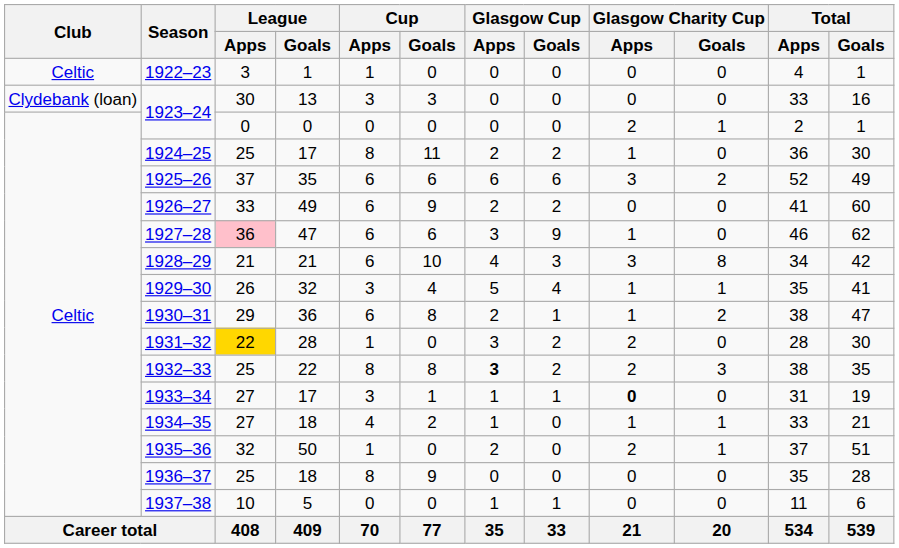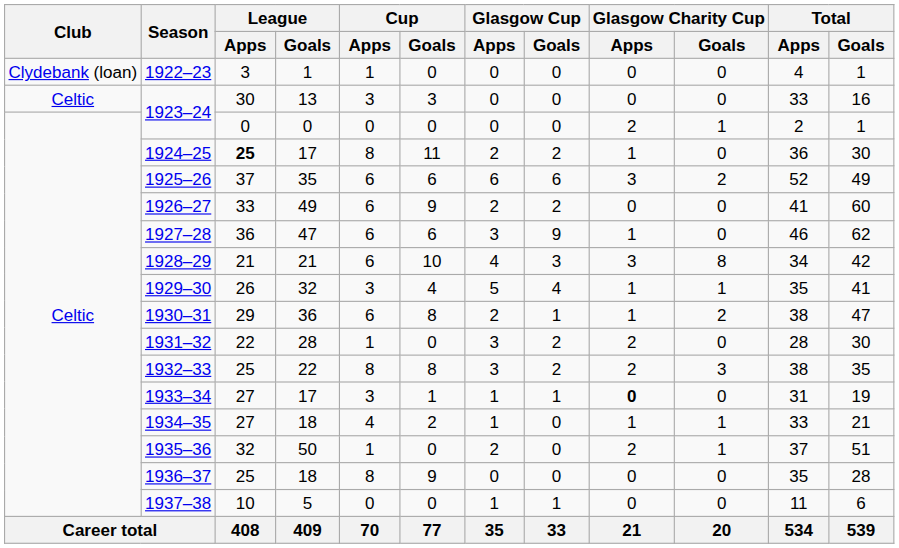(73, 72) Celtic -> (73, 72) Clydebank (loan)
(73, 99) Clydebank (loan) -> (73, 99) Celtic
(245, 153) normal -> (245, 153) bold
(245, 234) pink background -> (245, 234) no background
(245, 342) gold background -> (245, 342) no background
(494, 369) bold -> (494, 369) normal
